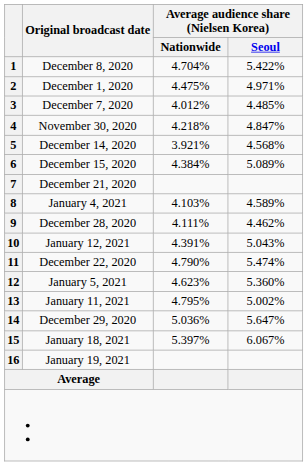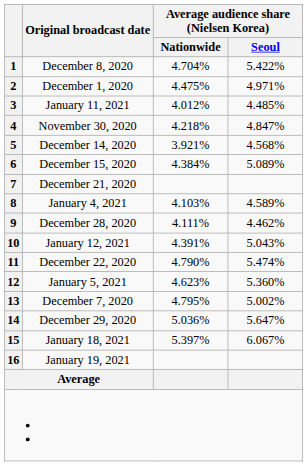(88, 105) December 7, 2020 -> (88, 105) January 11, 2021
(88, 301) January 11, 2021 -> (88, 301) December 7, 2020
